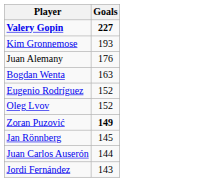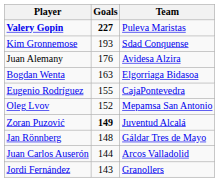+ column: (167, 12)
(105, 91) 152 -> (105, 91) 155
(105, 138) 145 -> (105, 138) 148
